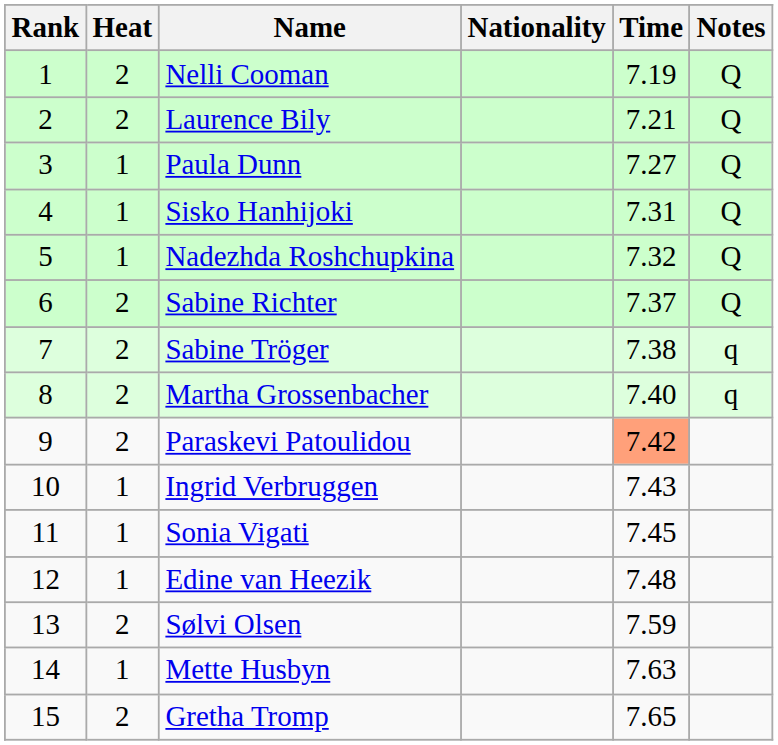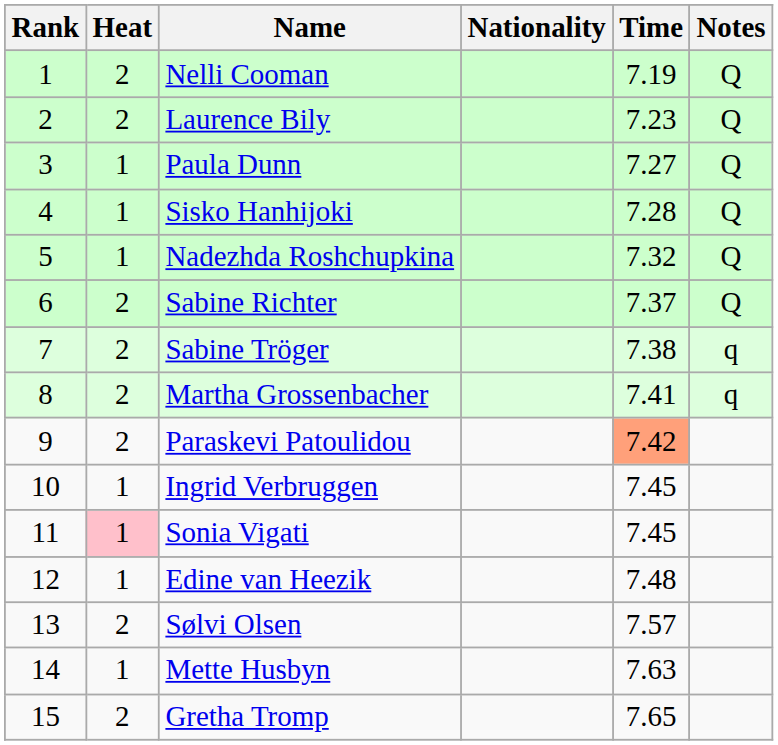(651, 119) 7.21 -> (651, 119) 7.23
(651, 211) 7.31 -> (651, 211) 7.28
(651, 394) 7.40 -> (651, 394) 7.41
(651, 486) 7.43 -> (651, 486) 7.45
(122, 532) no background -> (122, 532) pink background
(651, 624) 7.59 -> (651, 624) 7.57
